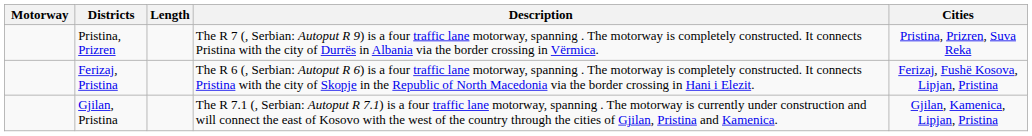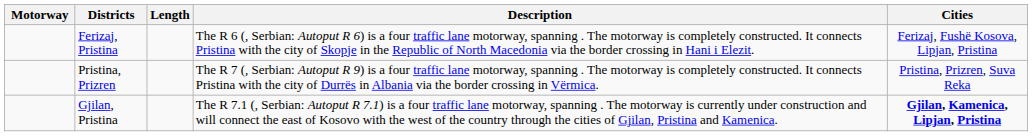rows swapped: (98, 77) <-> (100, 42)
(958, 112) normal -> (957, 112) bold
